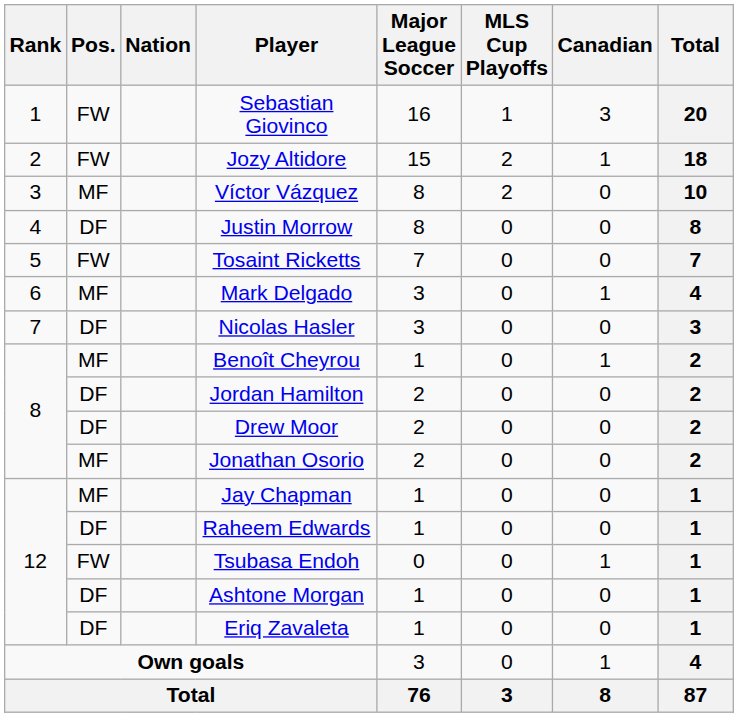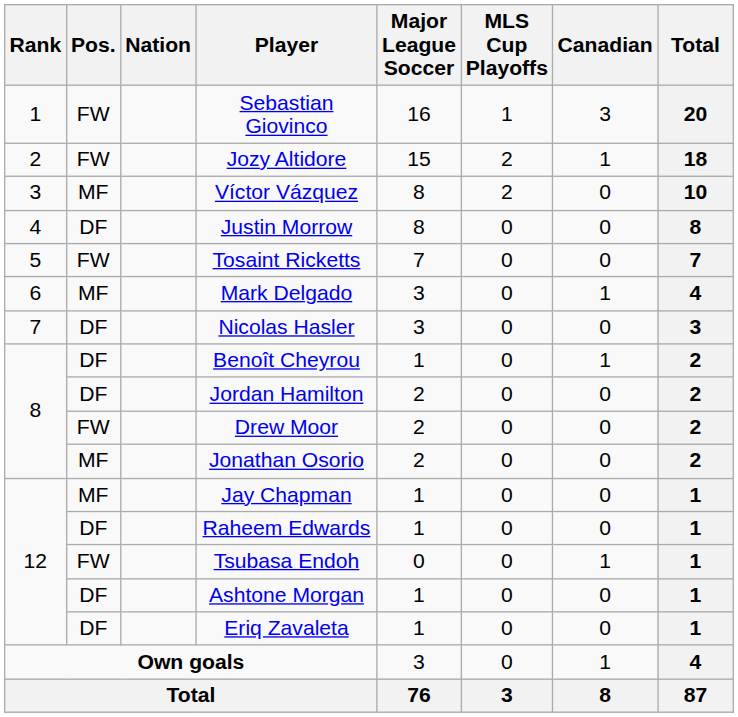(93, 360) MF -> (93, 360) DF
(93, 427) DF -> (93, 427) FW
